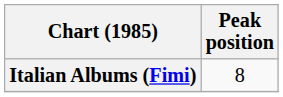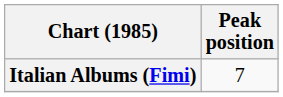(240, 75) 8 -> (240, 75) 7
